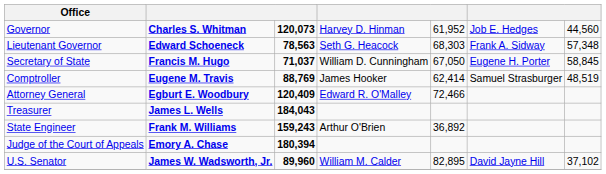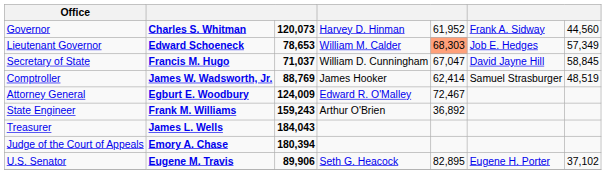(504, 29) Job E. Hedges -> (507, 29) Frank A. Sidway
(299, 45) 78,563 -> (299, 45) 78,653
(359, 45) Seth G. Heacock -> (360, 45) William M. Calder
(449, 45) no background -> (449, 45) lightsalmon background
(507, 45) Frank A. Sidway -> (504, 45) Job E. Hedges
(583, 45) 57,348 -> (583, 45) 57,349
(449, 62) 67,050 -> (449, 62) 67,047
(510, 62) Eugene H. Porter -> (507, 62) David Jayne Hill
(191, 78) Eugene M. Travis -> (210, 78) James W. Wadsworth, Jr.
(296, 95) 120,409 -> (296, 95) 124,009
(449, 95) 72,466 -> (449, 95) 72,467
rows swapped: (29, 111) <-> (41, 128)
(210, 161) James W. Wadsworth, Jr. -> (191, 161) Eugene M. Travis
(299, 161) 89,960 -> (299, 161) 89,906
(360, 161) William M. Calder -> (359, 161) Seth G. Heacock
(507, 161) David Jayne Hill -> (510, 161) Eugene H. Porter
